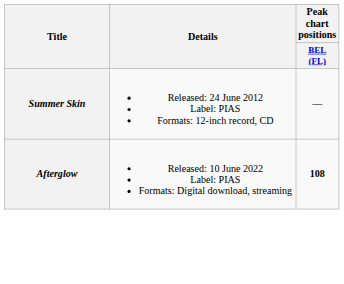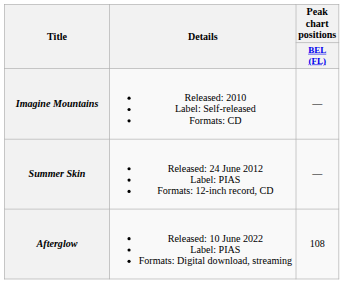+ row: (57, 103)
(317, 174) bold -> (317, 244) normal
